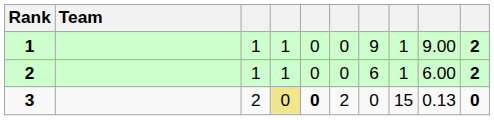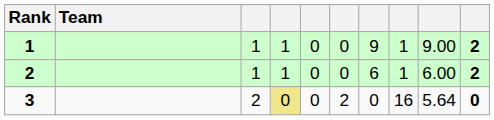(315, 100) bold -> (315, 100) normal
(404, 100) 15 -> (404, 100) 16
(439, 100) 0.13 -> (439, 100) 5.64
